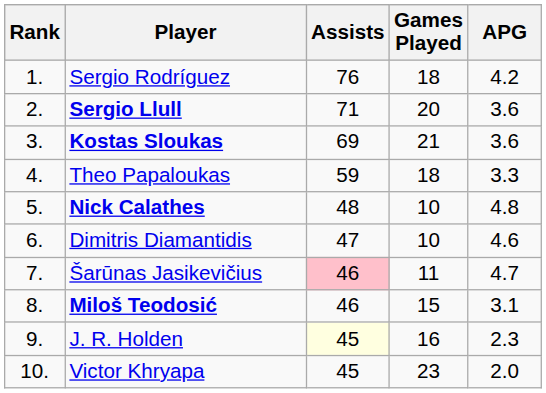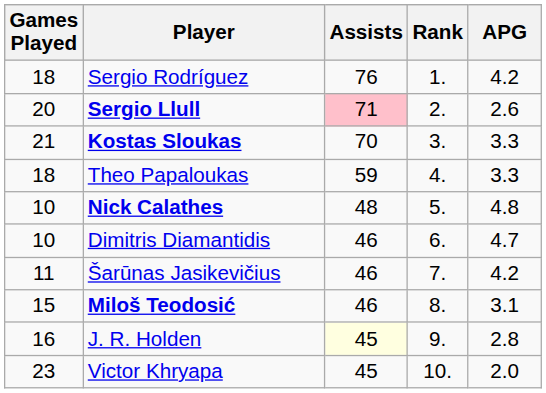columns swapped: (35, 32) <-> (428, 32)
(348, 109) no background -> (366, 109) pink background
(505, 109) 3.6 -> (505, 109) 2.6
(348, 142) 69 -> (366, 142) 70
(505, 142) 3.6 -> (505, 142) 3.3
(348, 240) 47 -> (366, 240) 46
(505, 240) 4.6 -> (505, 240) 4.7
(348, 273) pink background -> (366, 273) no background
(505, 273) 4.7 -> (505, 273) 4.2
(505, 338) 2.3 -> (505, 338) 2.8
